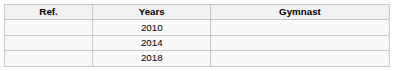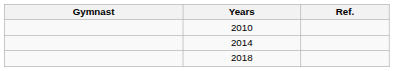columns swapped: (300, 12) <-> (49, 12)
